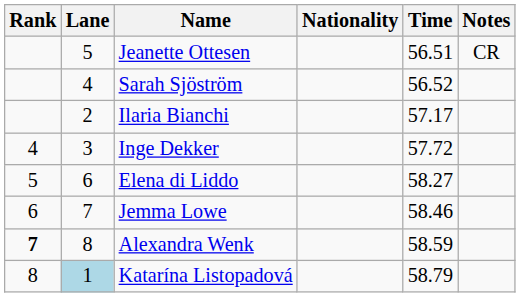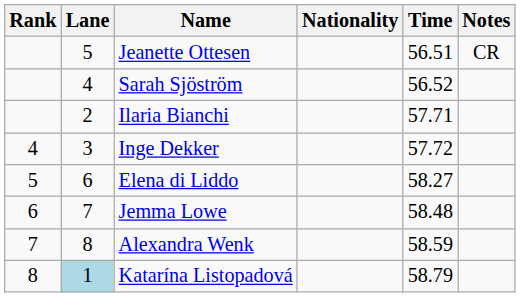(430, 116) 57.17 -> (430, 116) 57.71
(430, 212) 58.46 -> (430, 212) 58.48
(33, 244) bold -> (33, 244) normal
